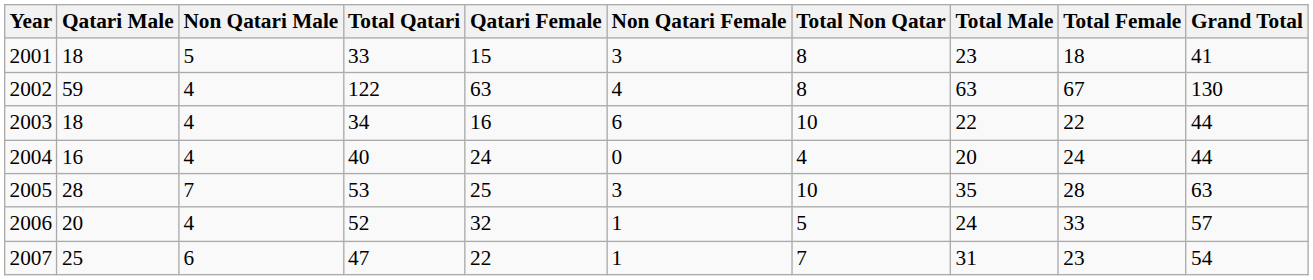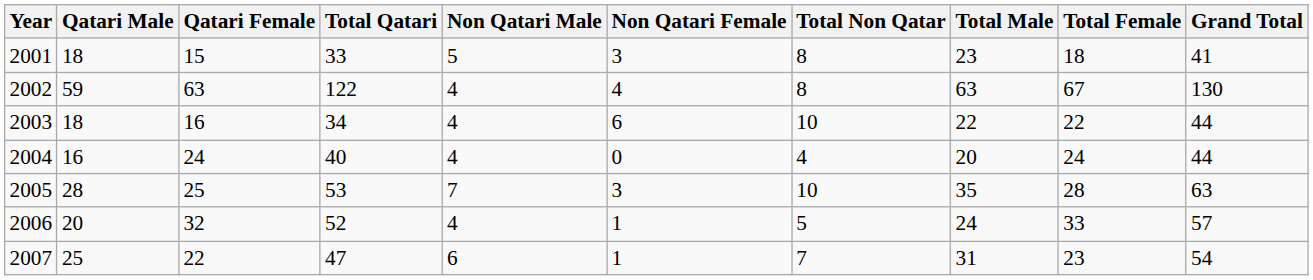columns swapped: (536, 21) <-> (261, 21)
